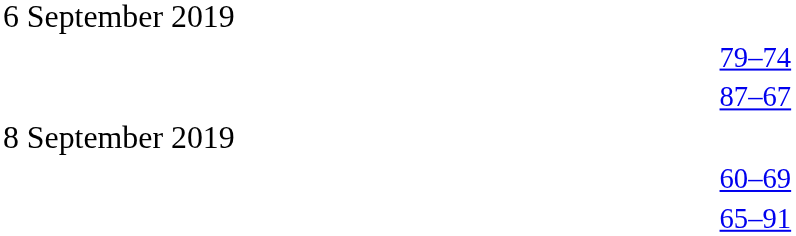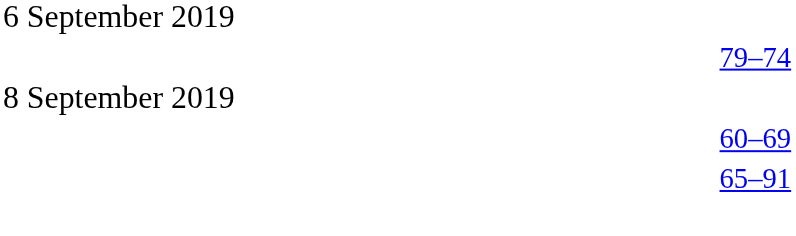- row: (314, 97)
